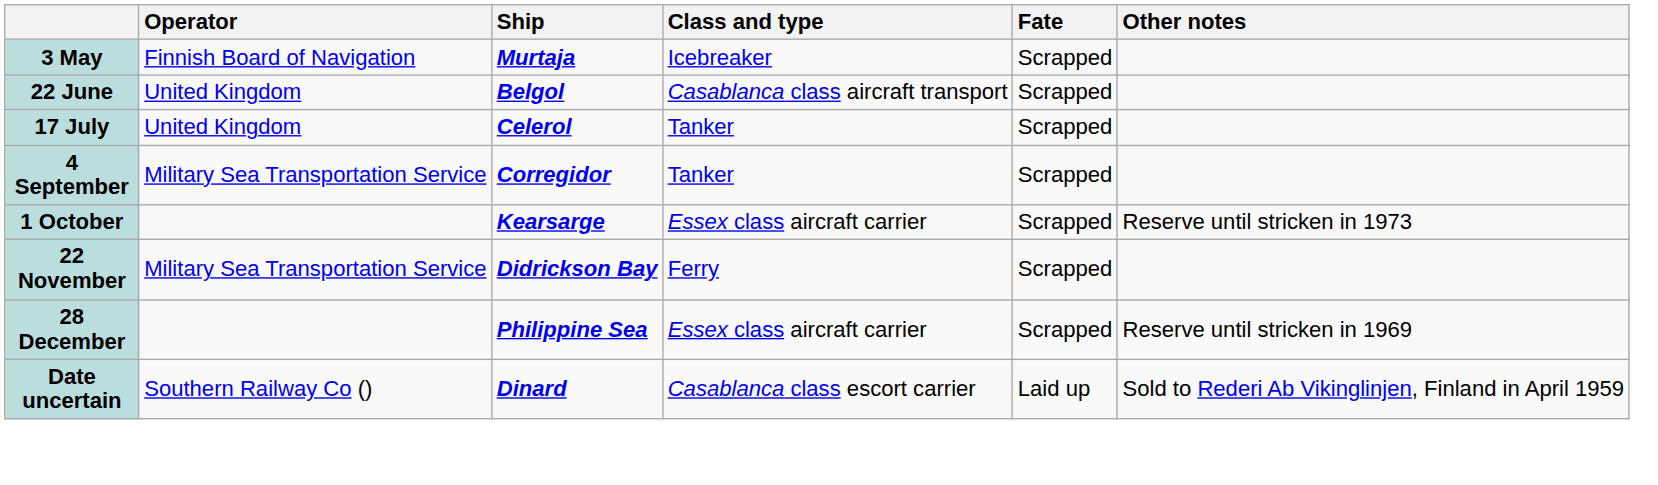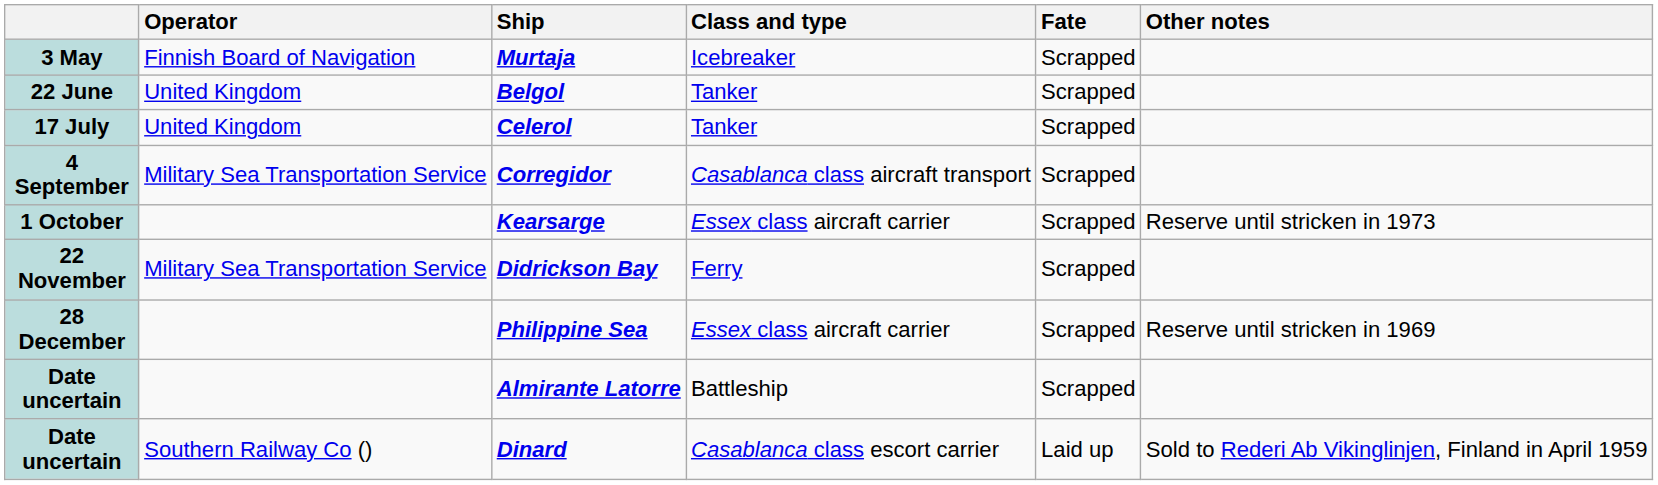(838, 92) Casablanca class aircraft transport -> (724, 92) Tanker
(701, 174) Tanker -> (861, 174) Casablanca class aircraft transport
+ row: (589, 389)
